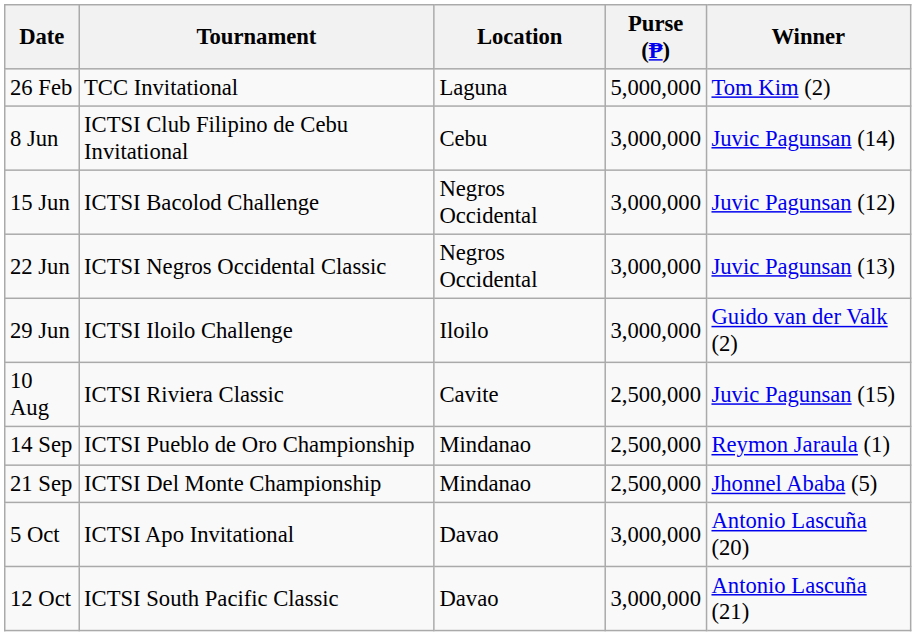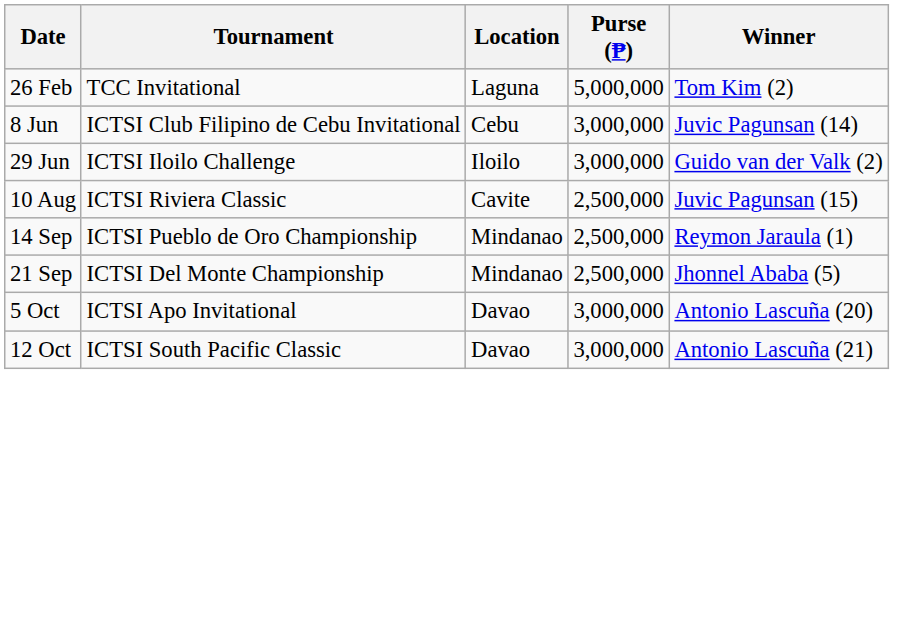- row: (40, 202)
- row: (40, 266)
